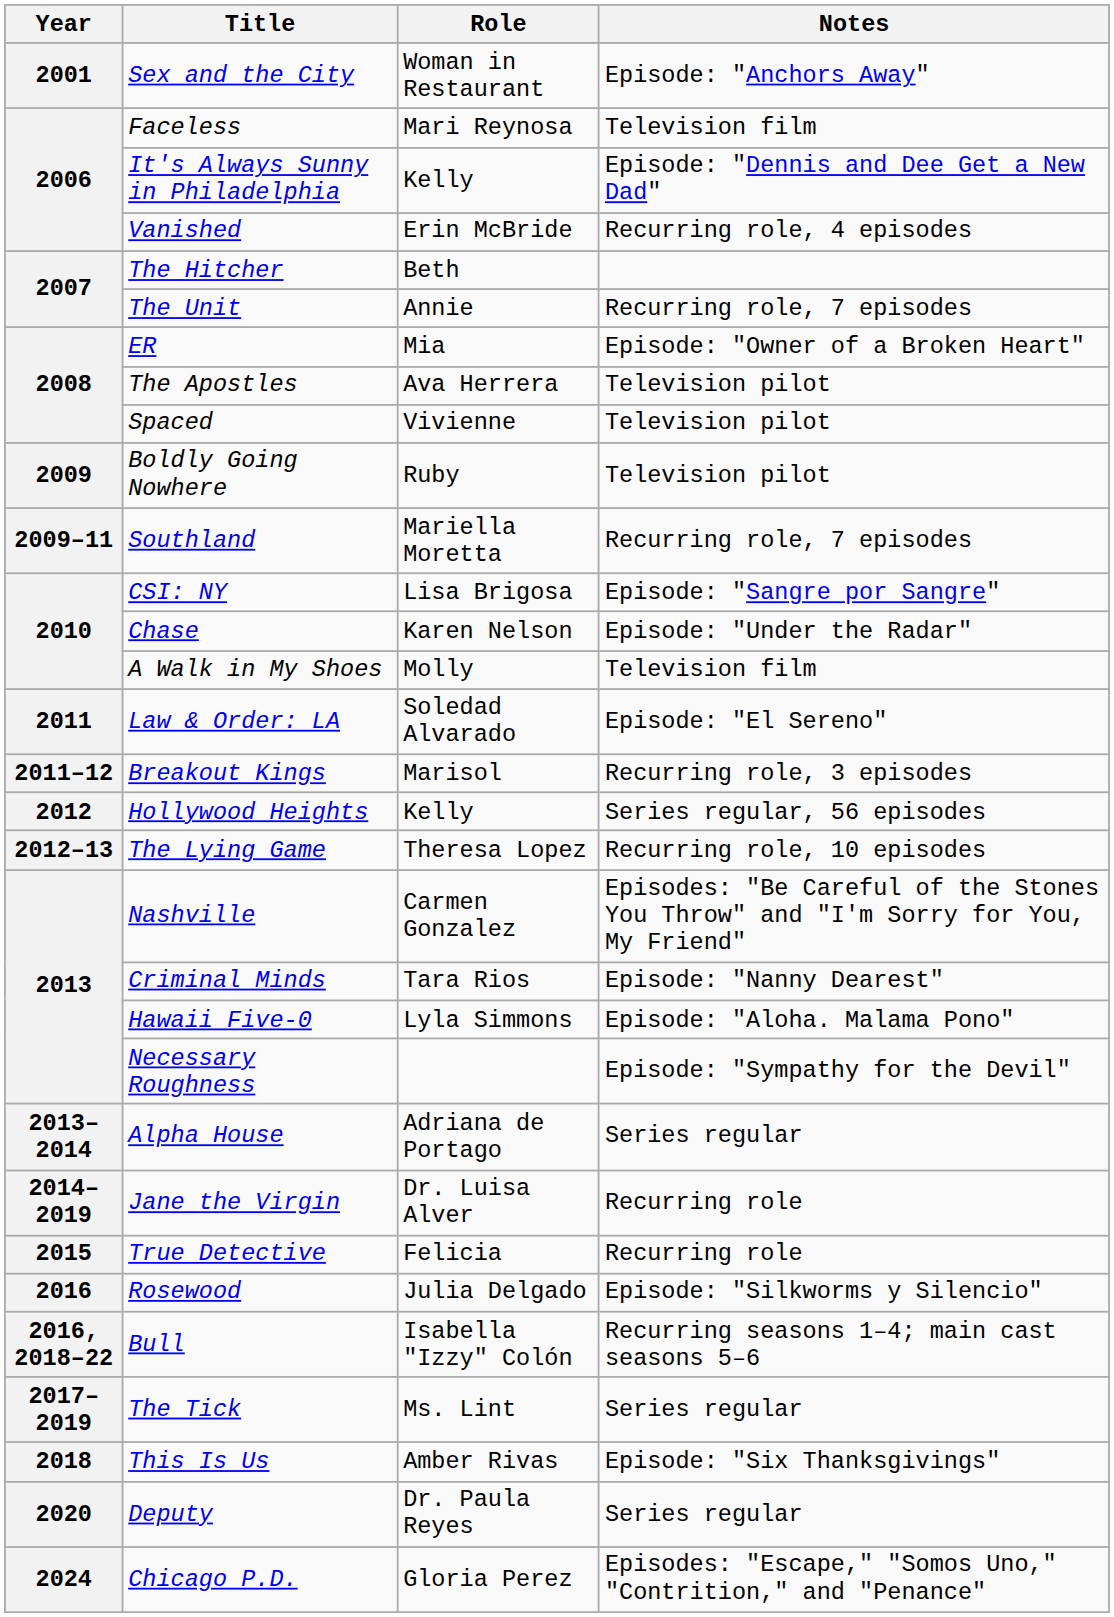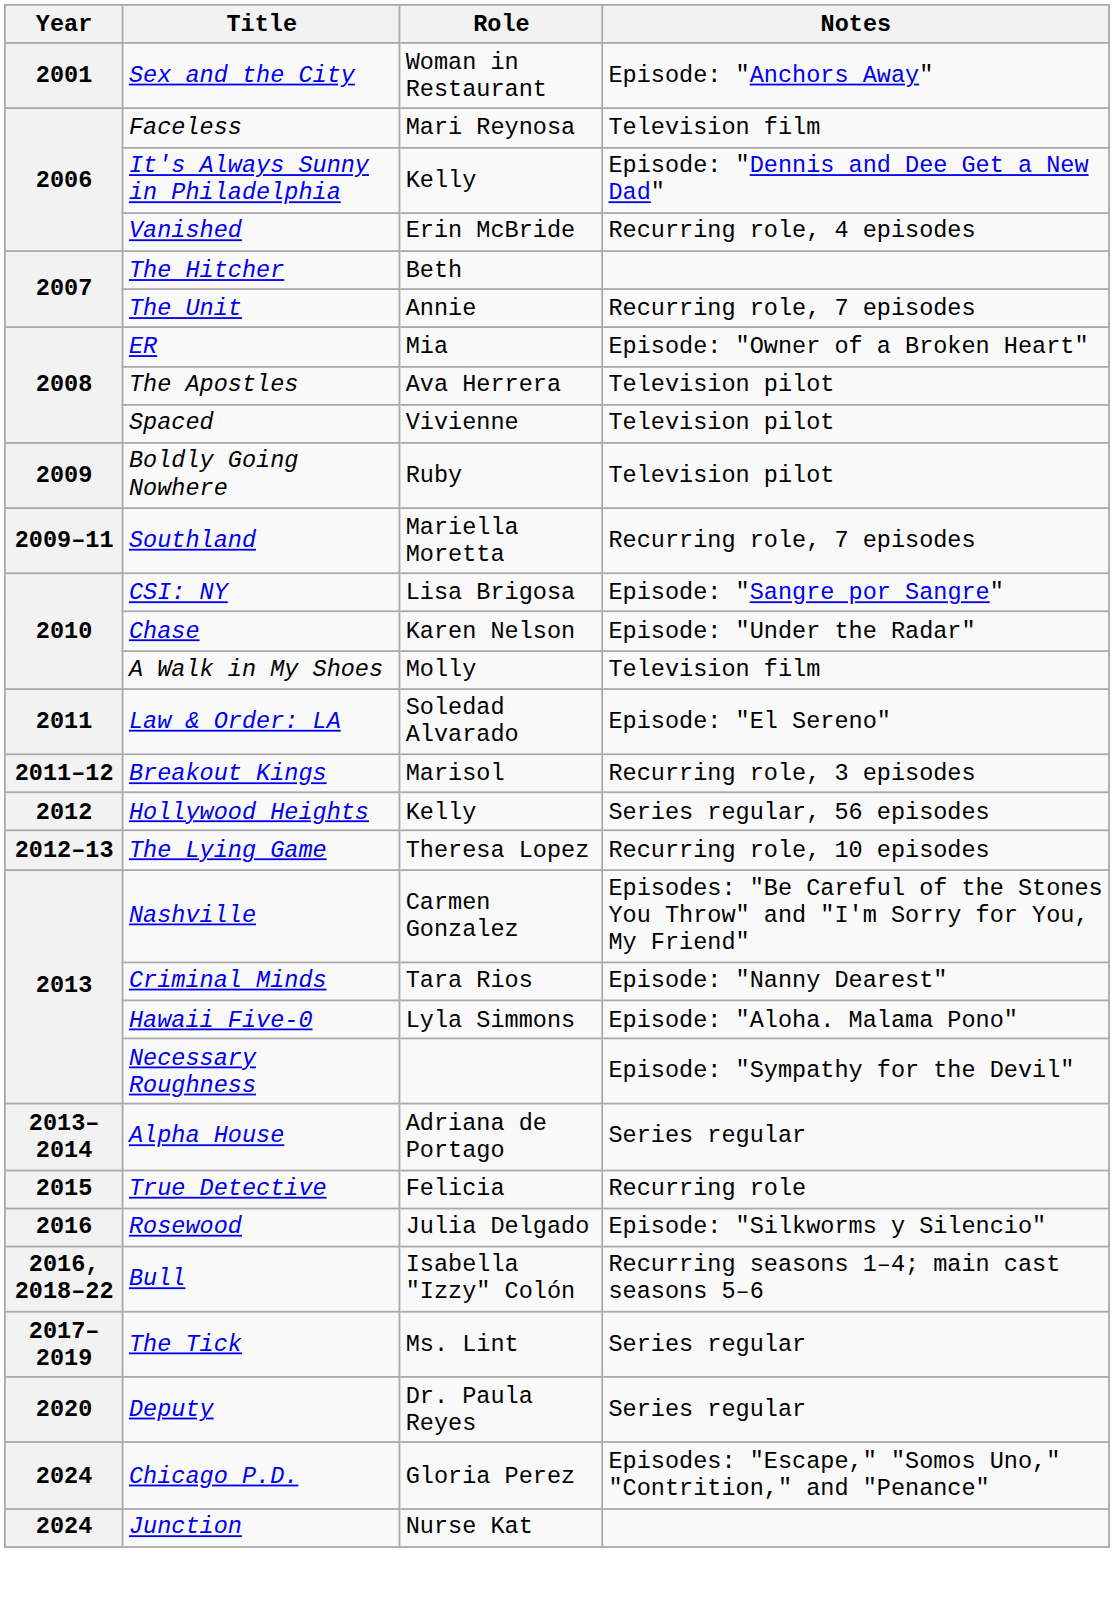- row: (234, 1202)
- row: (199, 1462)
+ row: (185, 1528)
